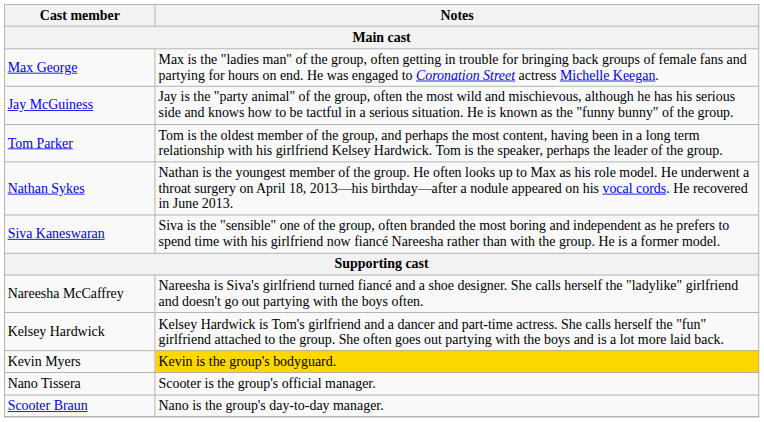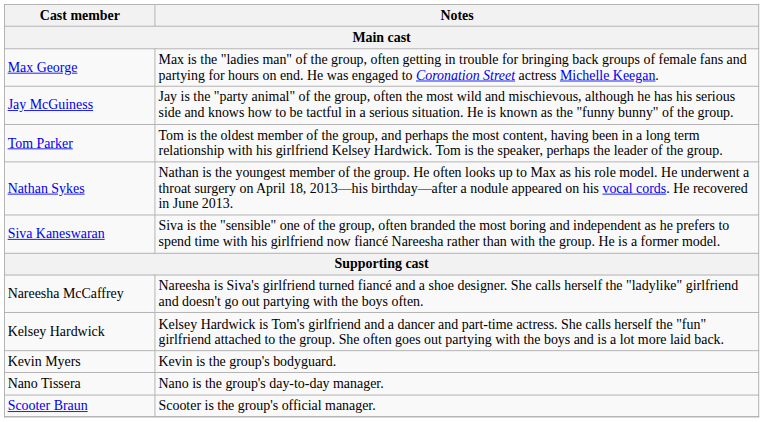(247, 361) gold background -> (247, 361) no background
(267, 383) Scooter is the group's official manager. -> (271, 383) Nano is the group's day-to-day manager.
(271, 405) Nano is the group's day-to-day manager. -> (267, 405) Scooter is the group's official manager.
